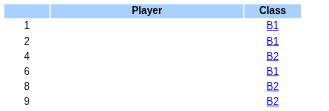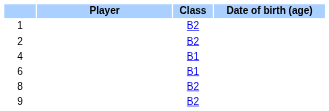+ column: (270, 11)
(273, 26) B1 -> (193, 26) B2
(273, 41) B1 -> (193, 41) B2
(273, 56) B2 -> (193, 56) B1
